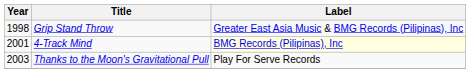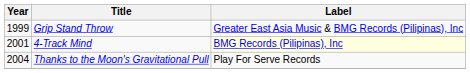(18, 28) 1998 -> (18, 28) 1999
(18, 60) 2003 -> (18, 60) 2004
